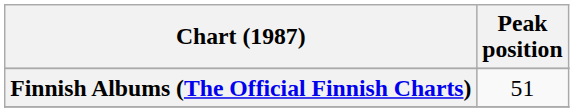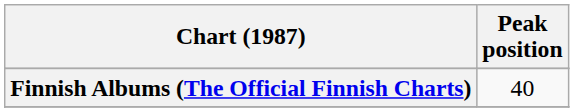(522, 87) 51 -> (522, 87) 40
